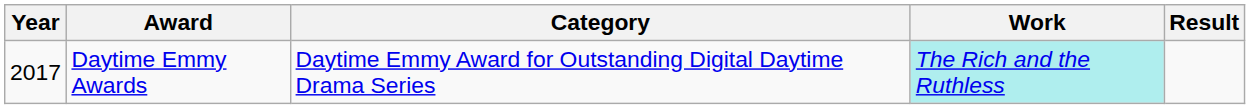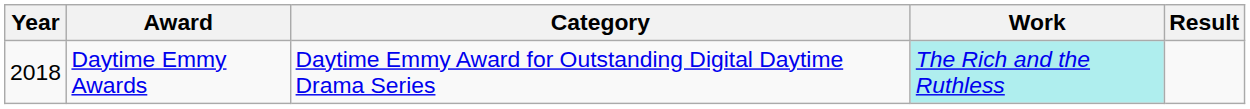(35, 71) 2017 -> (35, 71) 2018
